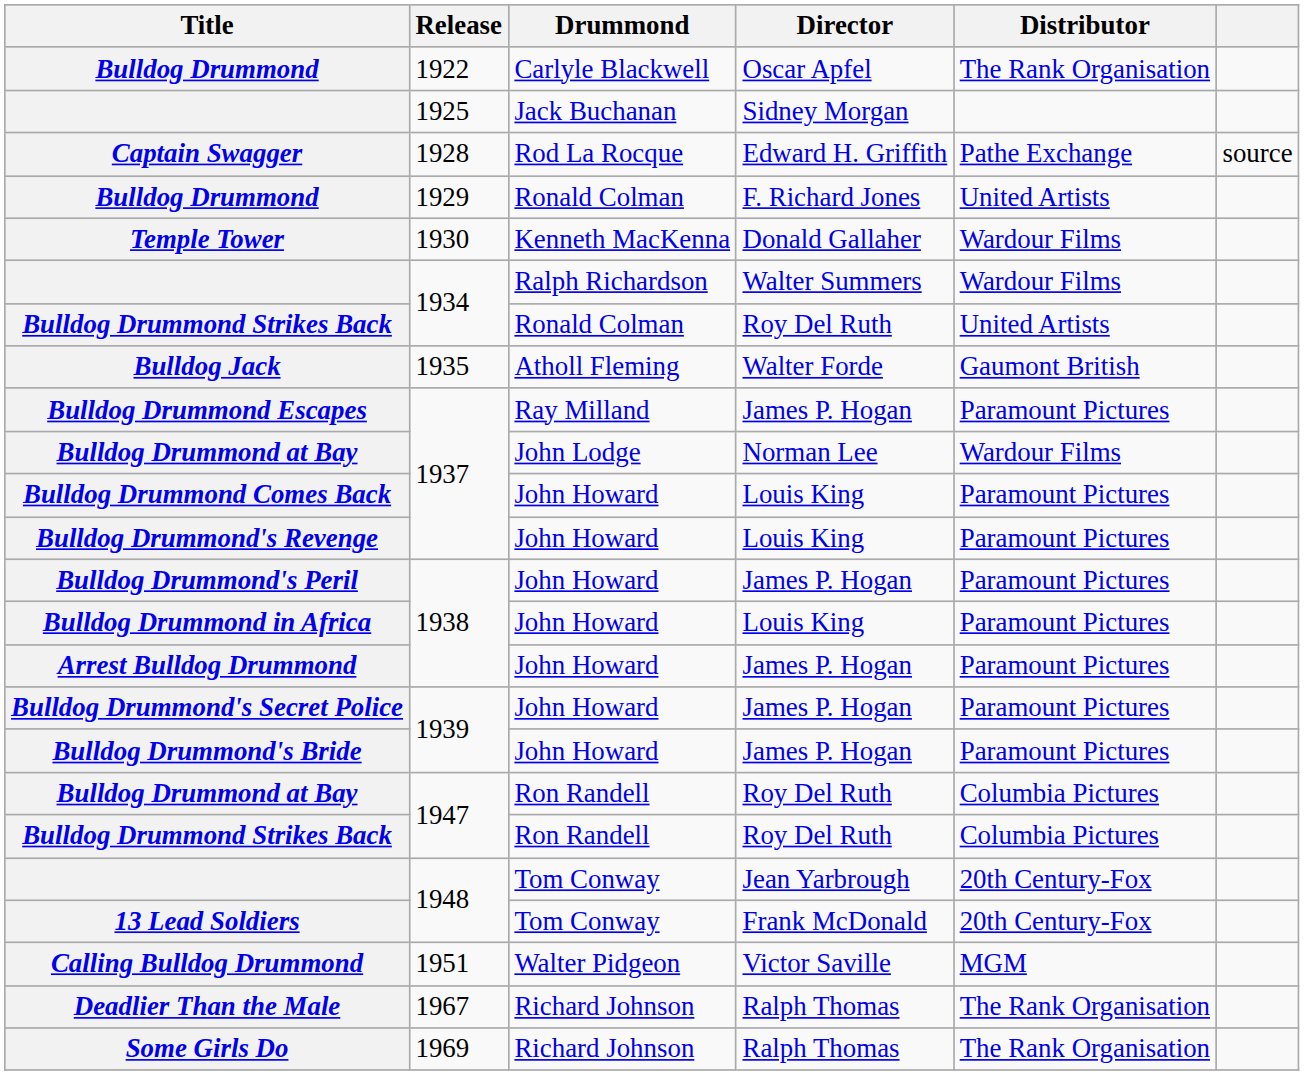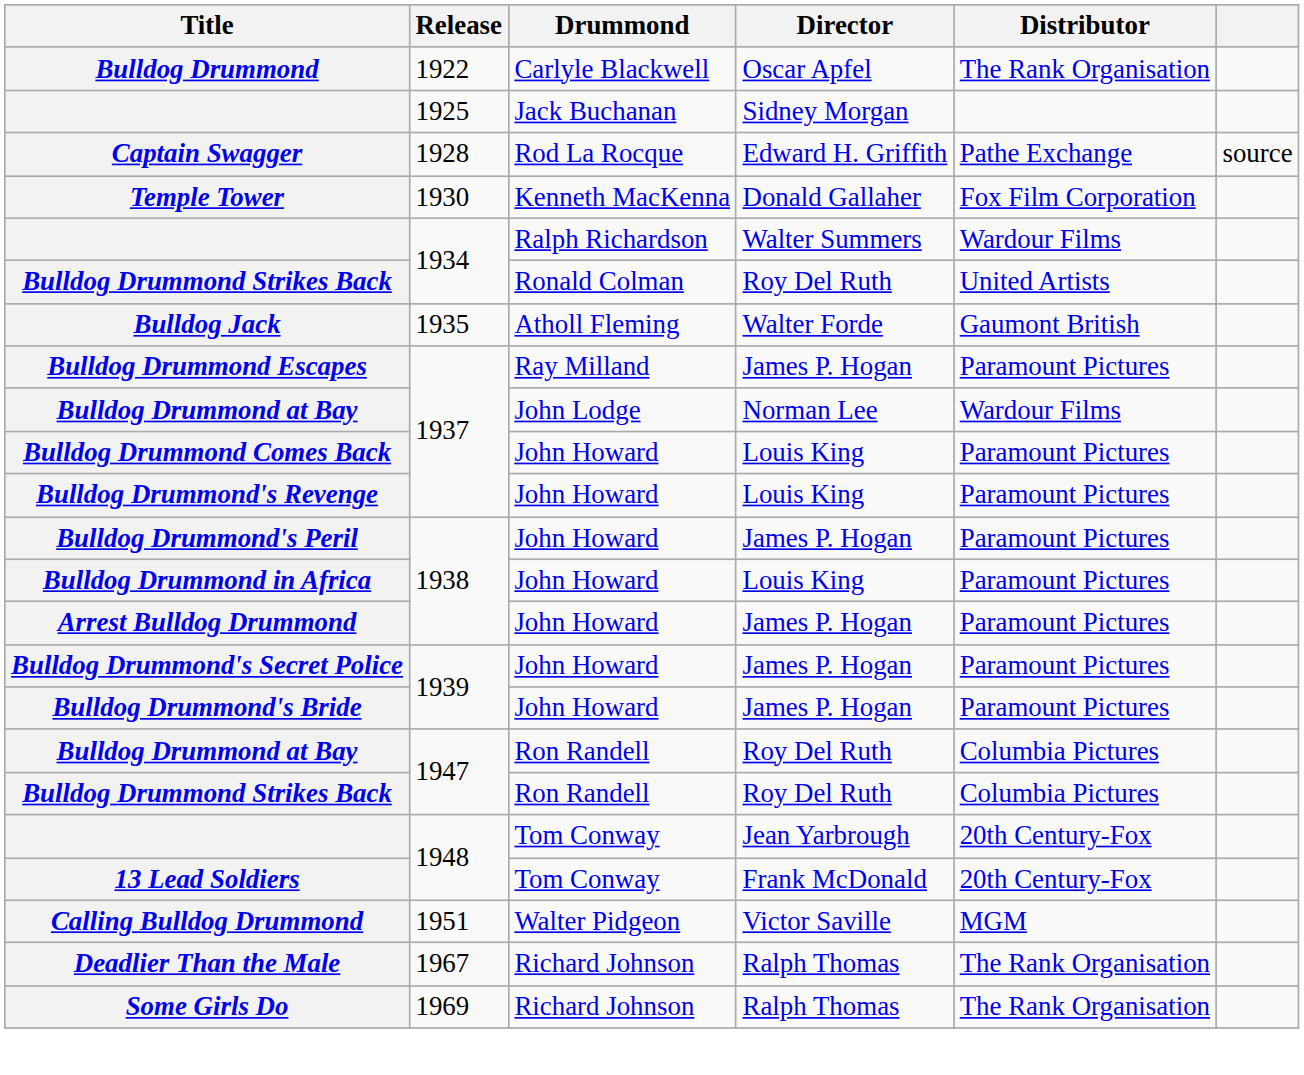- row: (207, 196)
(1040, 238) Wardour Films -> (1078, 196) Fox Film Corporation
